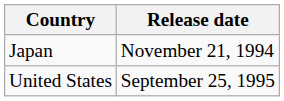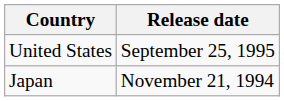rows swapped: (31, 50) <-> (60, 80)
